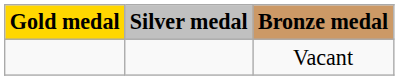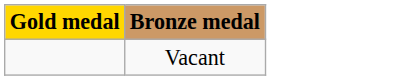- column: (189, 22)
